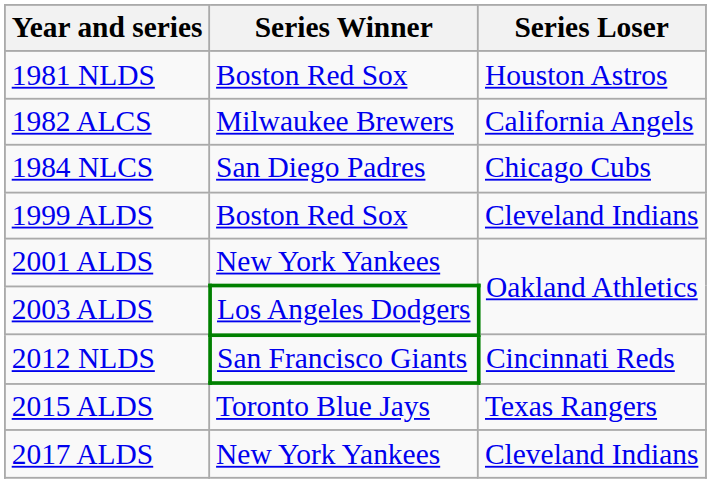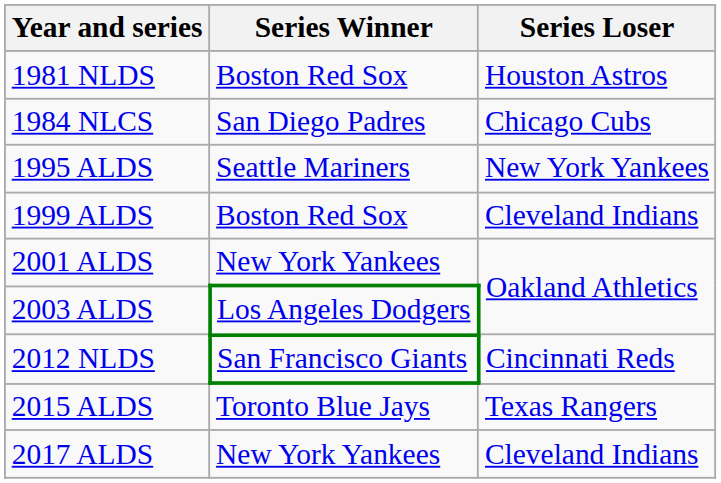- row: (82, 121)
+ row: (82, 167)
